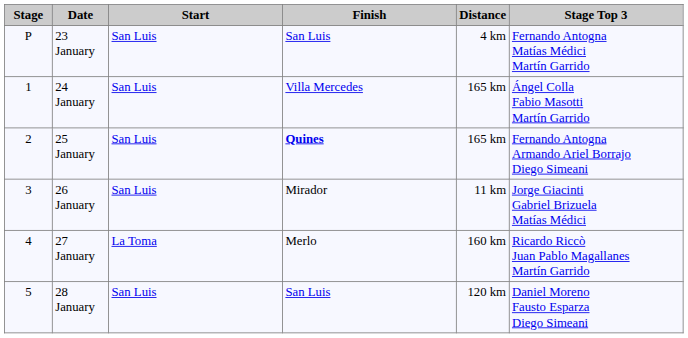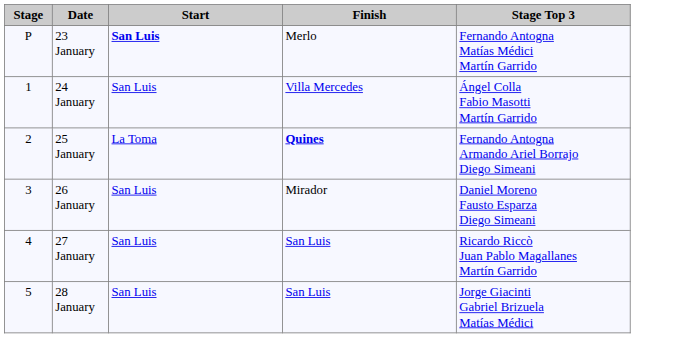- column: (483, 14)
(134, 36) normal -> (135, 36) bold
(308, 36) San Luis -> (301, 36) Merlo
(134, 138) San Luis -> (134, 138) La Toma
(554, 204) Jorge Giacinti Gabriel Brizuela Matías Médici -> (498, 204) Daniel Moreno Fausto Esparza Diego Simeani
(134, 240) La Toma -> (134, 240) San Luis
(301, 240) Merlo -> (308, 240) San Luis
(551, 307) Daniel Moreno Fausto Esparza Diego Simeani -> (502, 307) Jorge Giacinti Gabriel Brizuela Matías Médici
